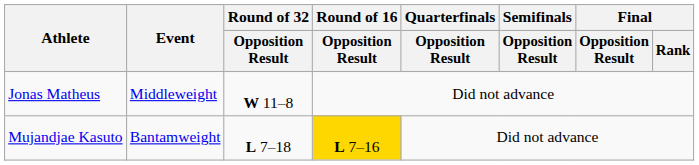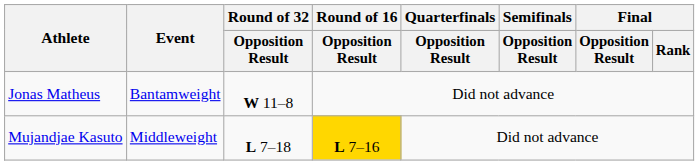(173, 94) Middleweight -> (175, 94) Bantamweight
(175, 138) Bantamweight -> (173, 138) Middleweight
